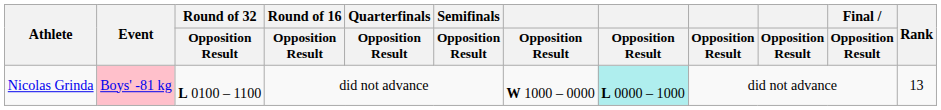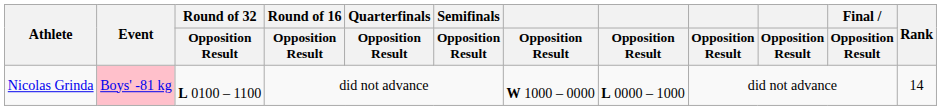(643, 94) paleturquoise background -> (643, 94) no background
(917, 85) 13 -> (917, 85) 14
